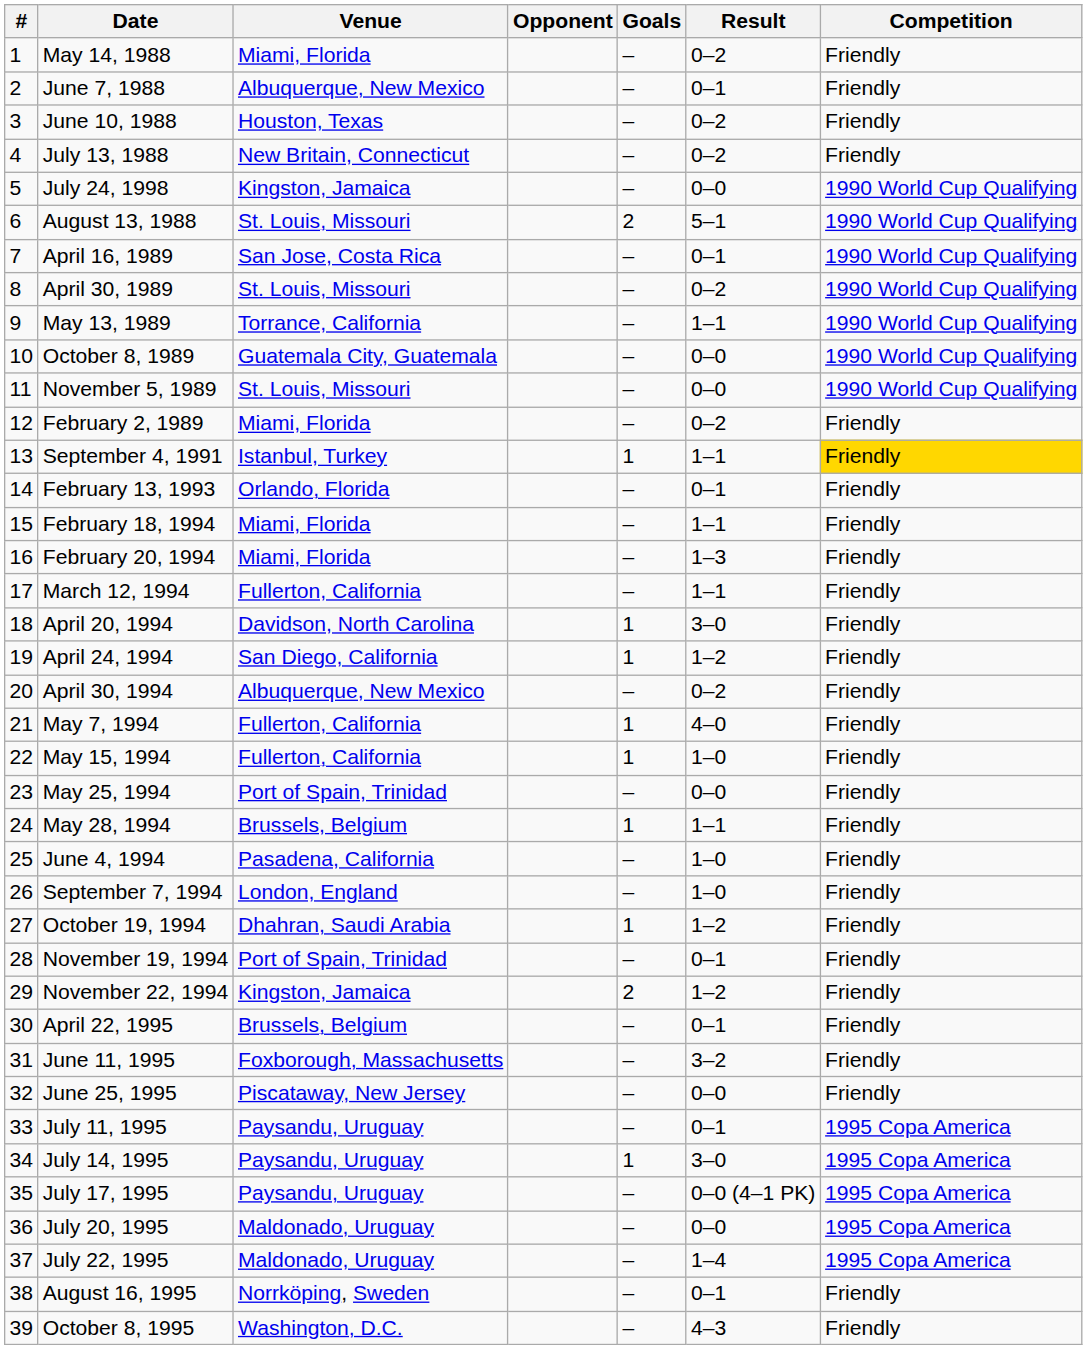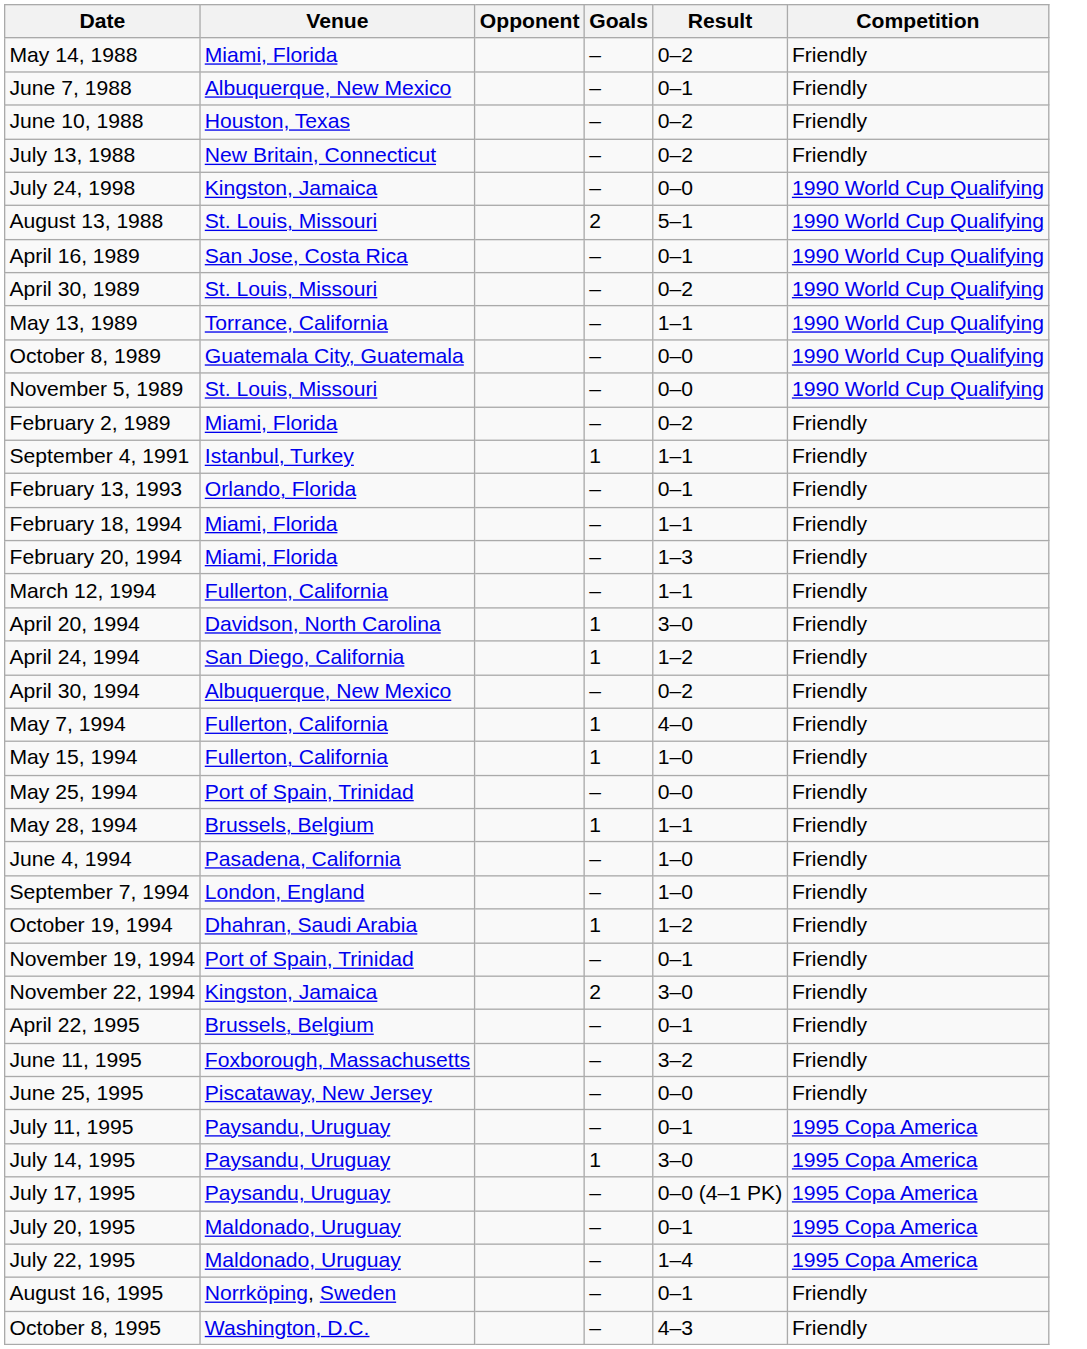- column: (21, 21)
(863, 456) gold background -> (829, 456) no background
(709, 992) 1–2 -> (675, 992) 3–0
(709, 1227) 0–0 -> (675, 1227) 0–1
